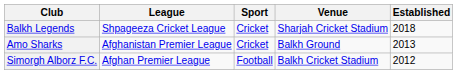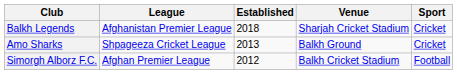columns swapped: (255, 12) <-> (421, 12)
(164, 28) Shpageeza Cricket League -> (167, 28) Afghanistan Premier League
(167, 45) Afghanistan Premier League -> (164, 45) Shpageeza Cricket League
